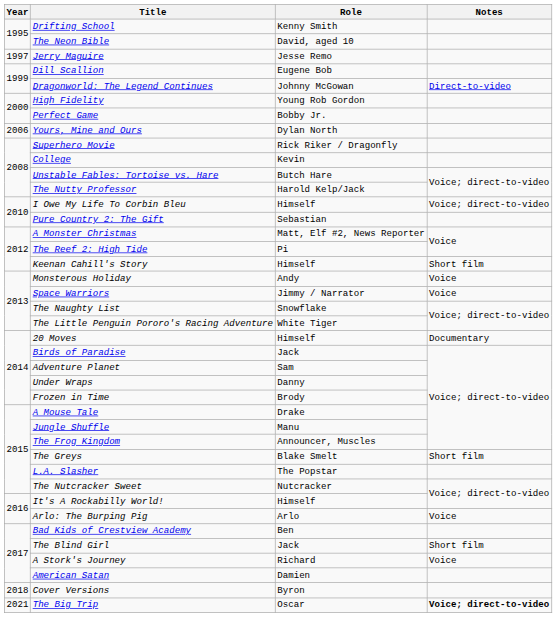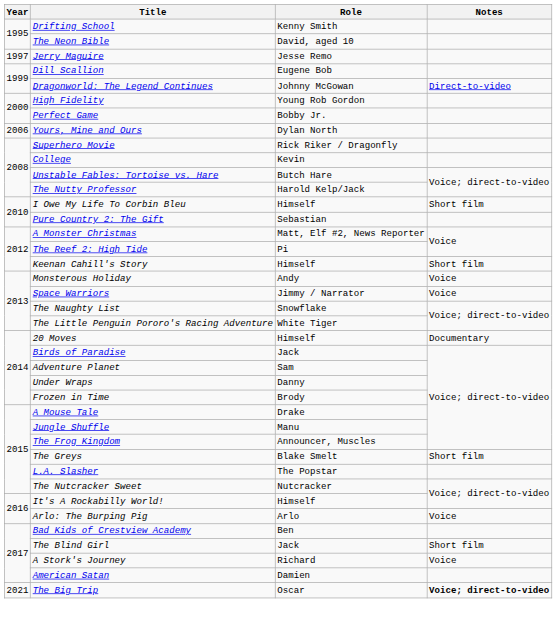(489, 205) Voice; direct-to-video -> (456, 205) Short film
- row: (71, 590)
